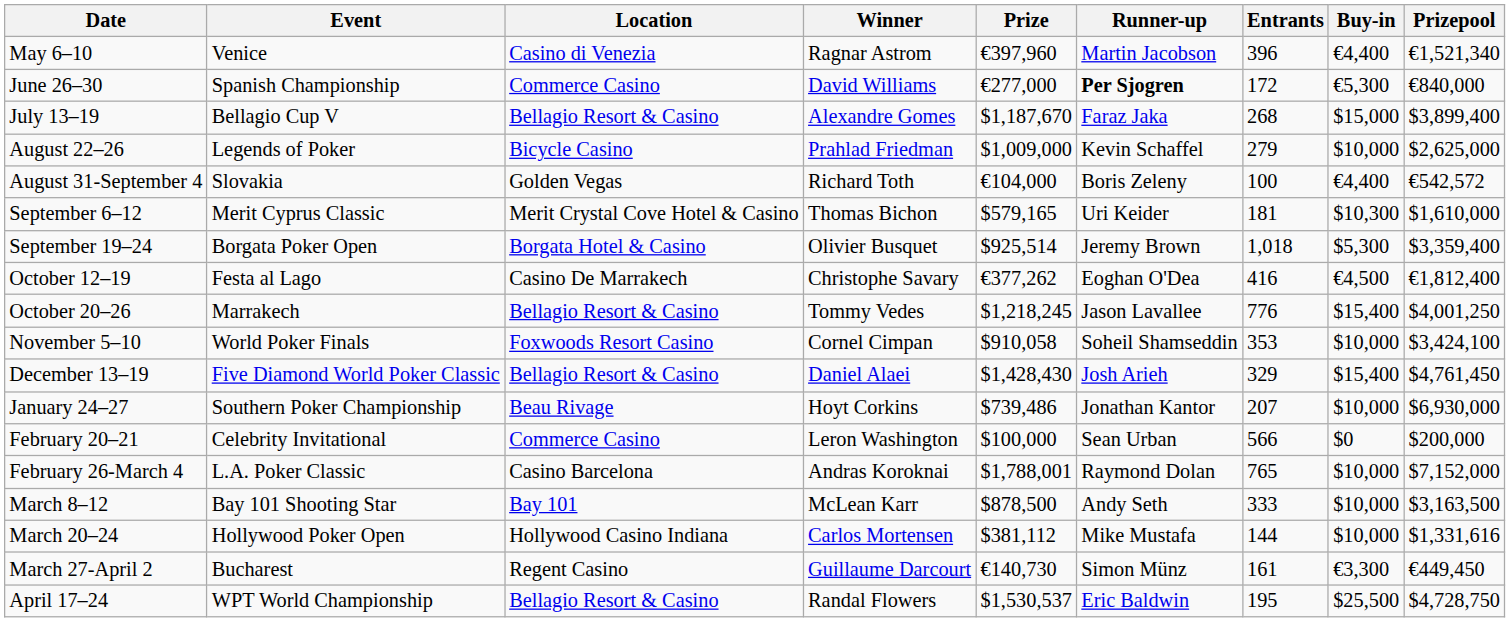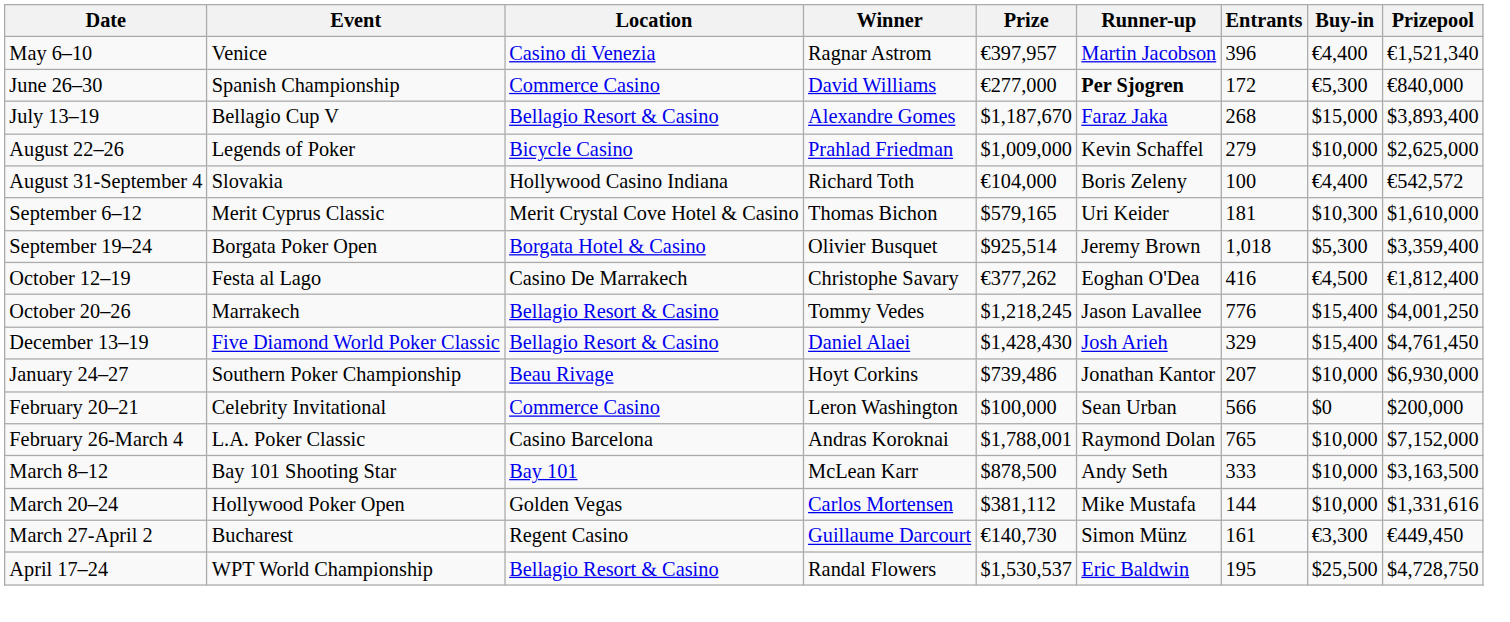(1019, 52) €397,960 -> (1019, 52) €397,957
(1454, 117) $3,899,400 -> (1433, 117) $3,893,400
(566, 181) Golden Vegas -> (619, 181) Hollywood Casino Indiana
- row: (75, 342)
(619, 536) Hollywood Casino Indiana -> (566, 504) Golden Vegas
